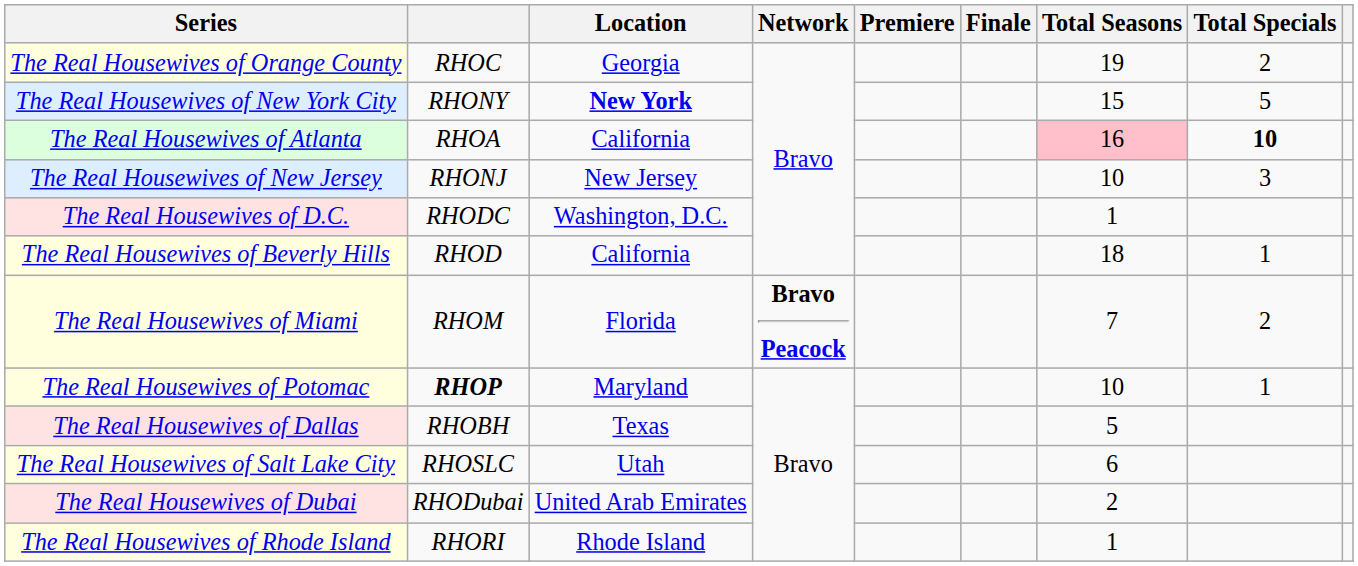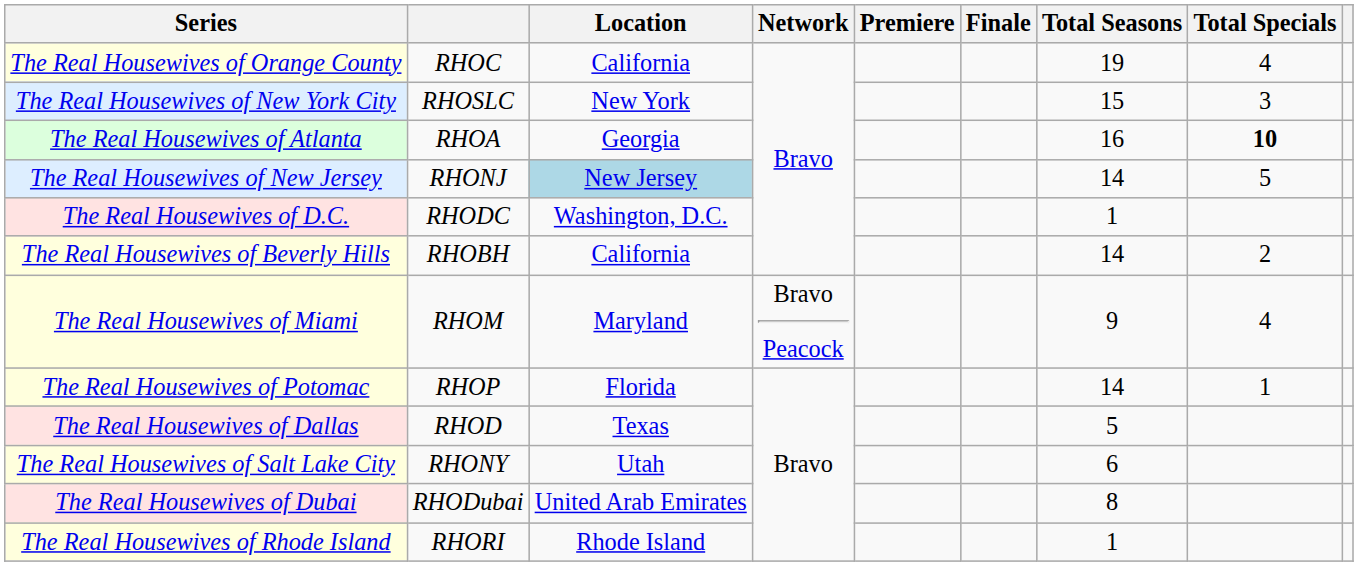(641, 62) Georgia -> (641, 62) California
(1265, 62) 2 -> (1265, 62) 4
(468, 100) RHONY -> (468, 100) RHOSLC
(641, 100) bold -> (641, 100) normal
(1265, 100) 5 -> (1265, 100) 3
(641, 139) California -> (641, 139) Georgia
(1112, 139) pink background -> (1112, 139) no background
(641, 178) no background -> (641, 178) lightblue background
(1112, 178) 10 -> (1112, 178) 14
(1265, 178) 3 -> (1265, 178) 5
(468, 255) RHOD -> (468, 255) RHOBH
(1112, 255) 18 -> (1112, 255) 14
(1265, 255) 1 -> (1265, 255) 2
(641, 321) Florida -> (641, 321) Maryland
(803, 321) bold -> (803, 321) normal
(1112, 321) 7 -> (1112, 321) 9
(1265, 321) 2 -> (1265, 321) 4
(468, 387) bold -> (468, 387) normal
(641, 387) Maryland -> (641, 387) Florida
(1112, 387) 10 -> (1112, 387) 14
(468, 425) RHOBH -> (468, 425) RHOD
(468, 464) RHOSLC -> (468, 464) RHONY
(1112, 502) 2 -> (1112, 502) 8
